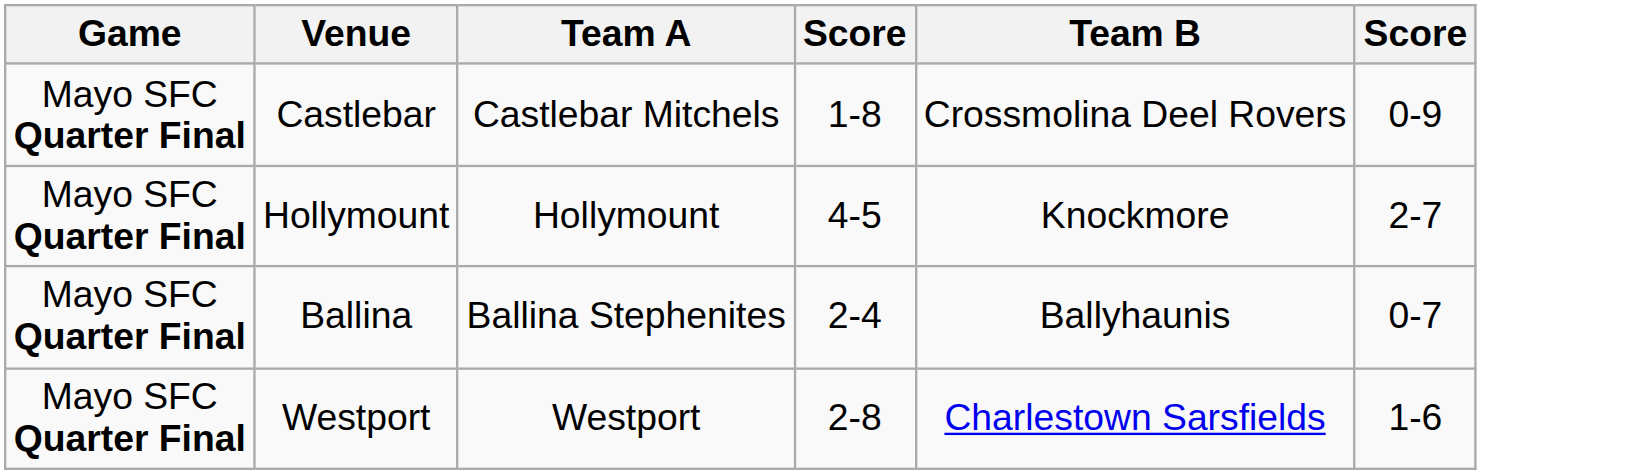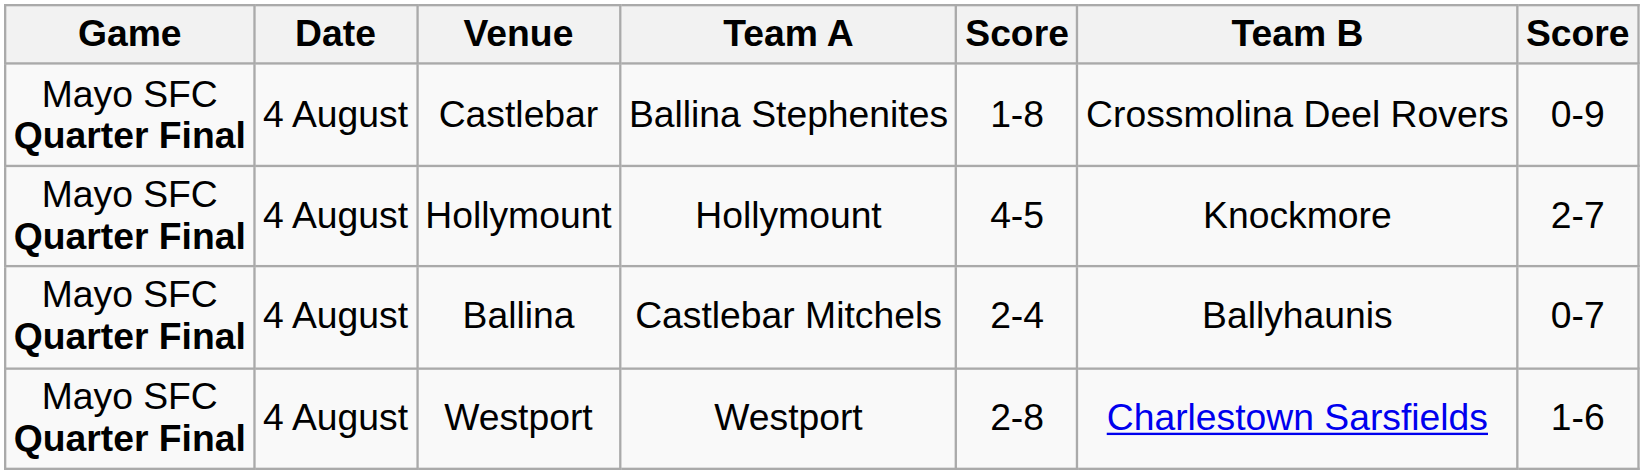+ column: (336, 34)
(626, 114) Castlebar Mitchels -> (789, 114) Ballina Stephenites
(626, 316) Ballina Stephenites -> (789, 316) Castlebar Mitchels
